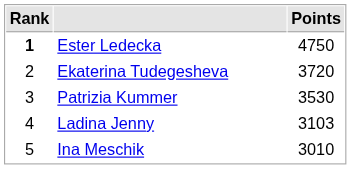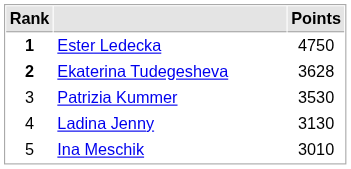(30, 72) normal -> (30, 72) bold
(316, 72) 3720 -> (316, 72) 3628
(316, 124) 3103 -> (316, 124) 3130
